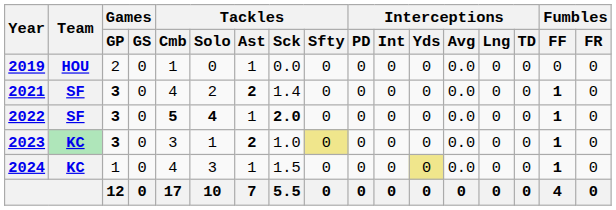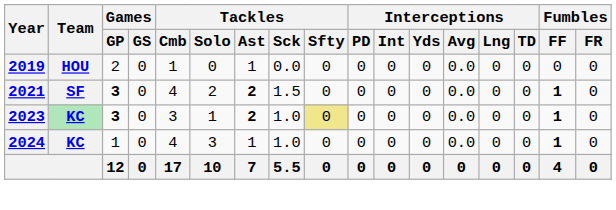(287, 92) 1.4 -> (287, 92) 1.5
- row: (27, 117)
(287, 167) 1.5 -> (287, 142) 1.0
(427, 167) khaki background -> (427, 142) no background
